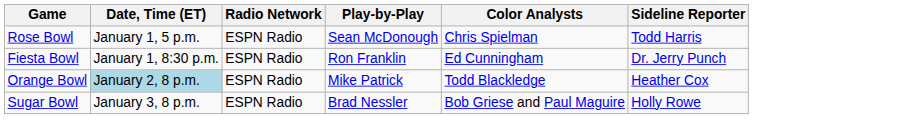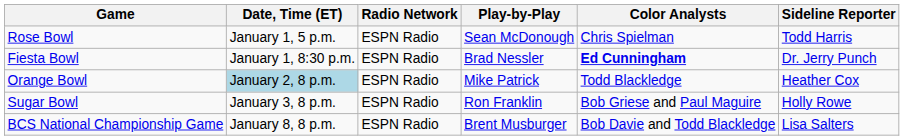(367, 59) Ron Franklin -> (504, 59) Brad Nessler
(494, 59) normal -> (633, 59) bold
(368, 102) Brad Nessler -> (503, 102) Ron Franklin
+ row: (115, 124)
